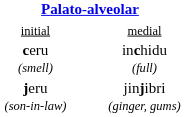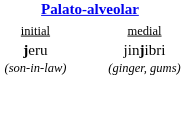- row: (35, 59)
